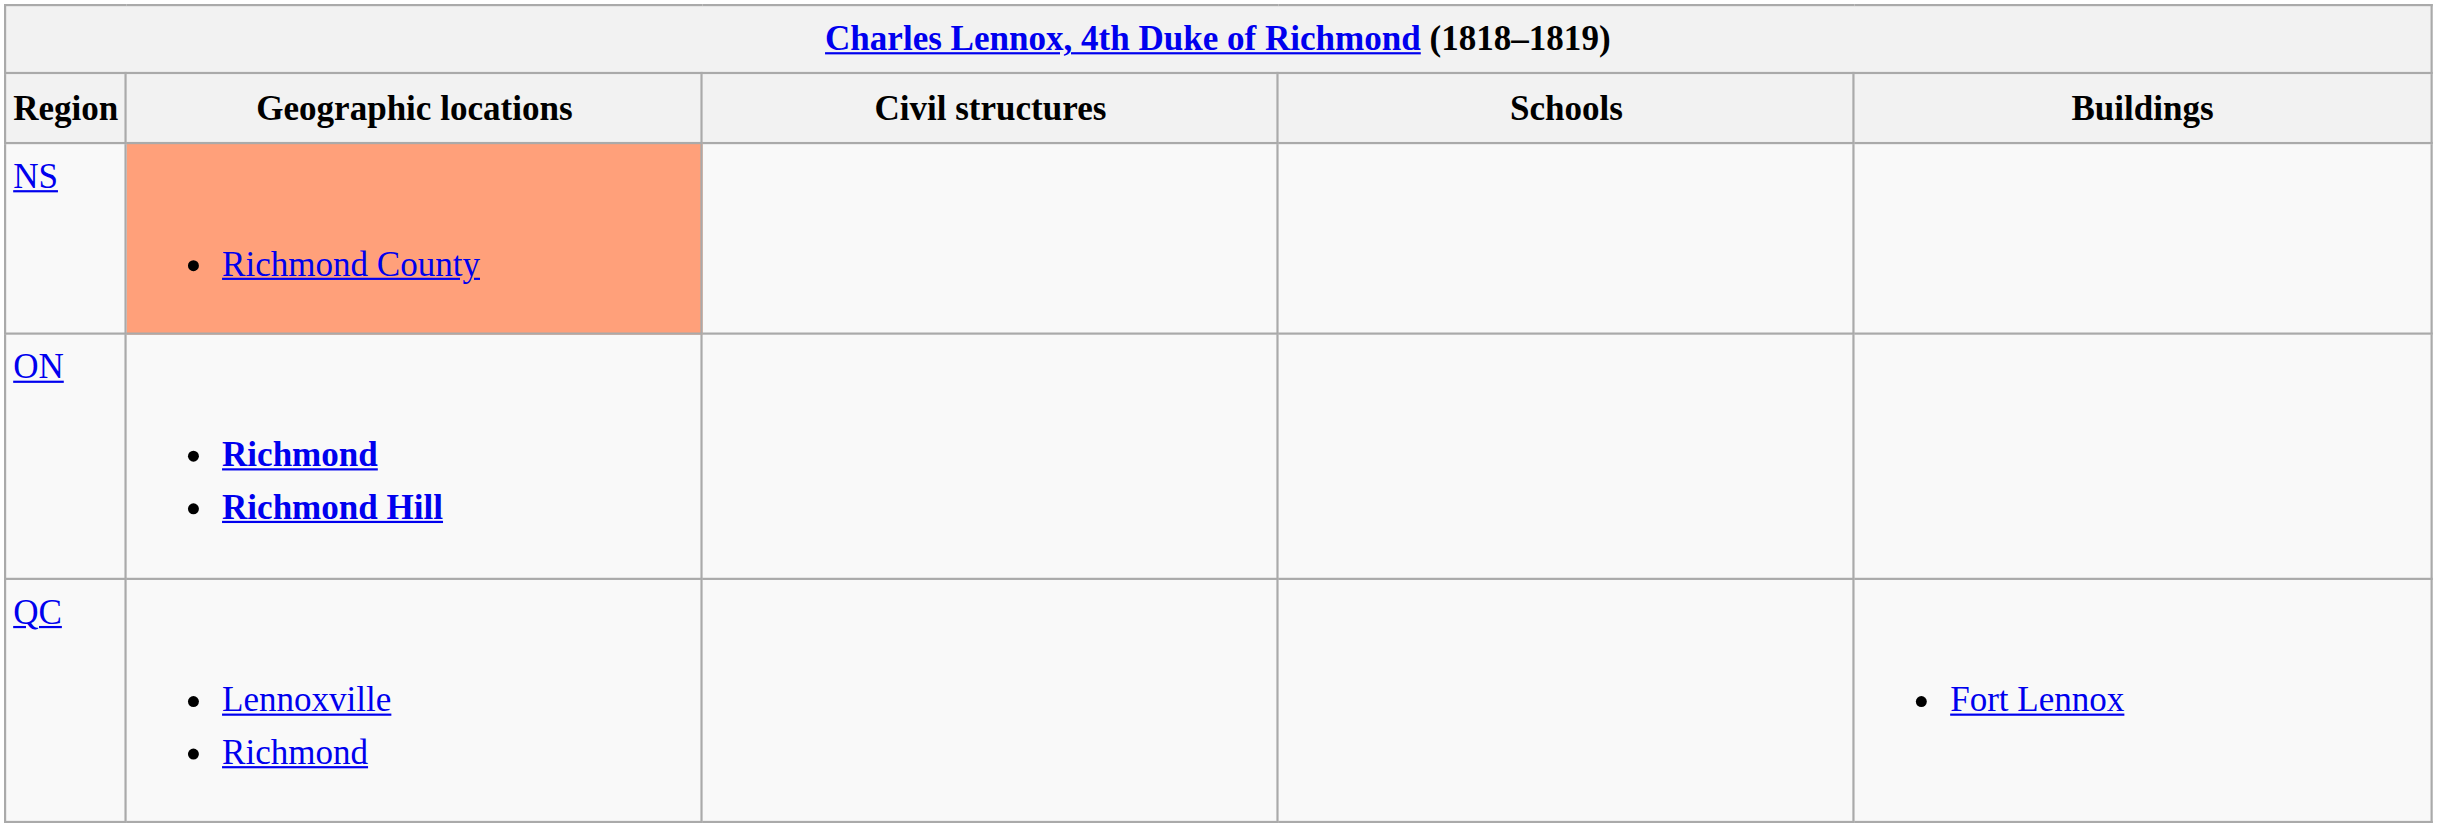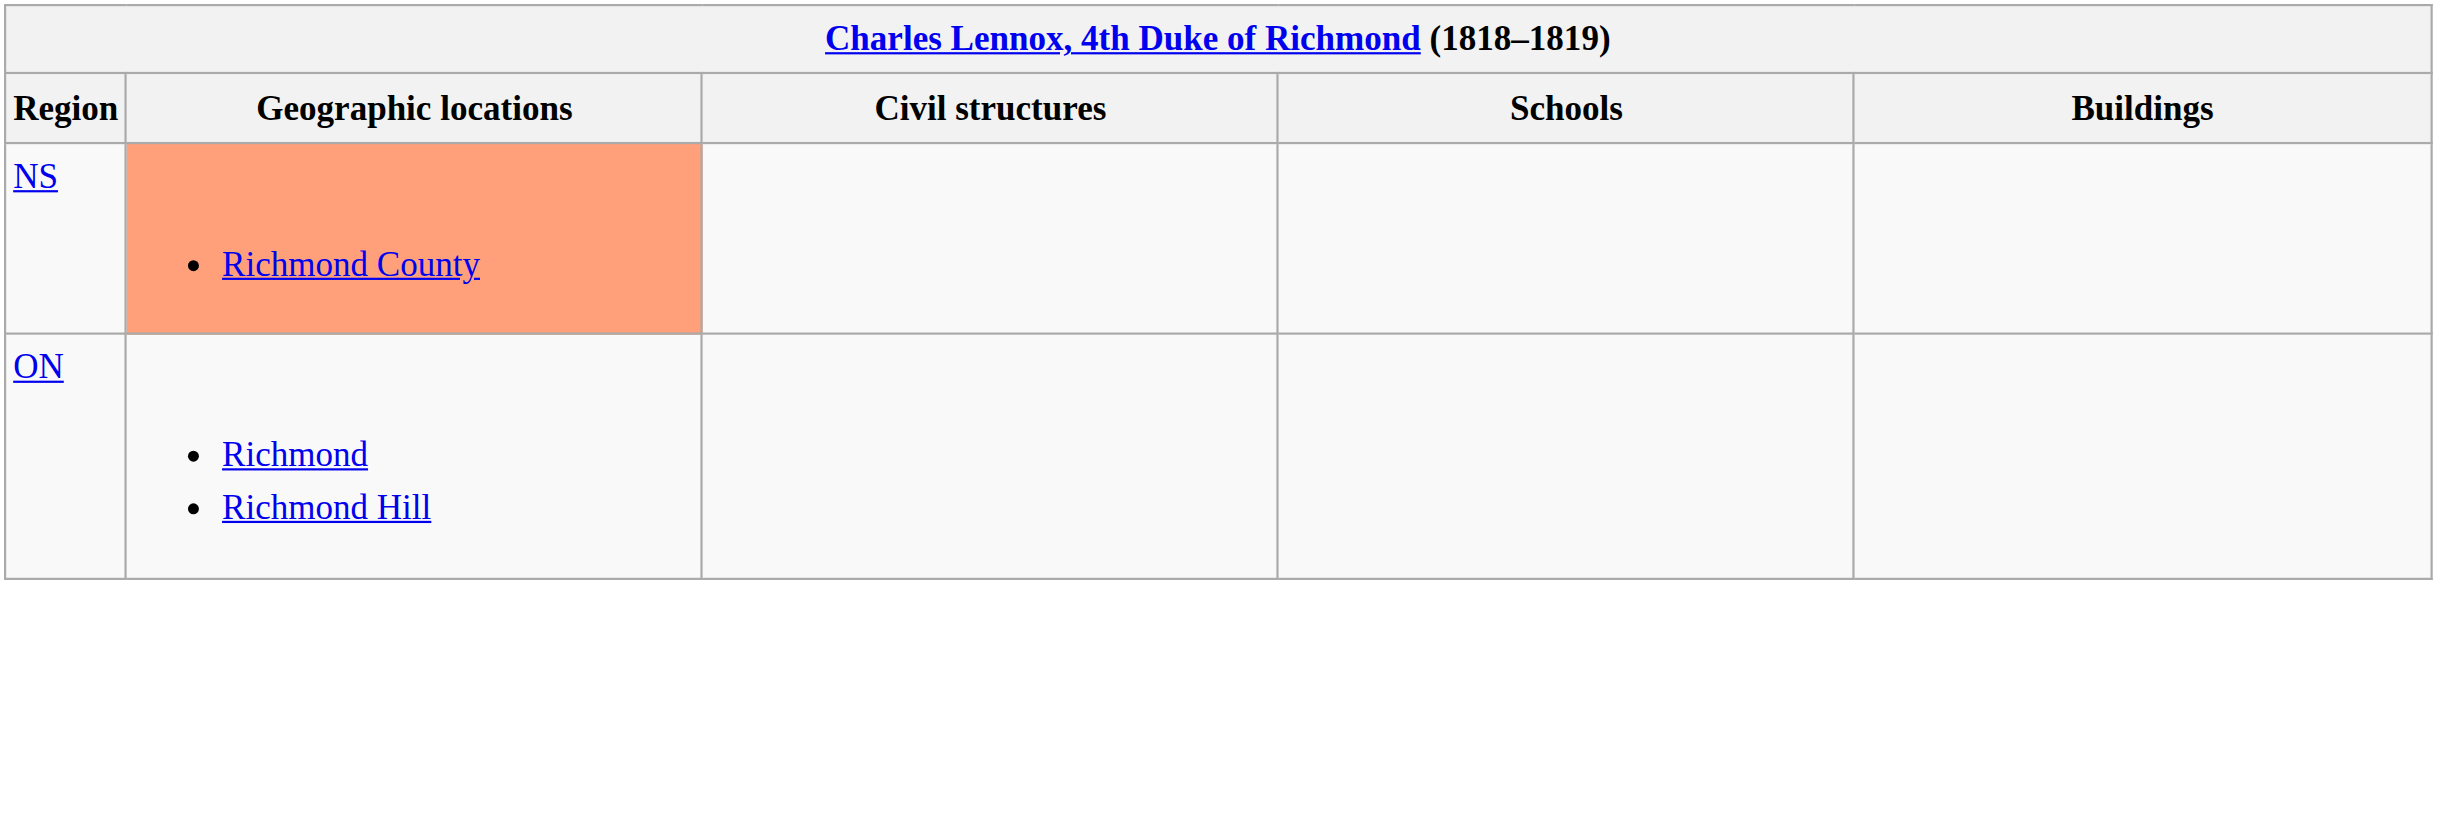(414, 482) bold -> (414, 482) normal
- row: (38, 611)
